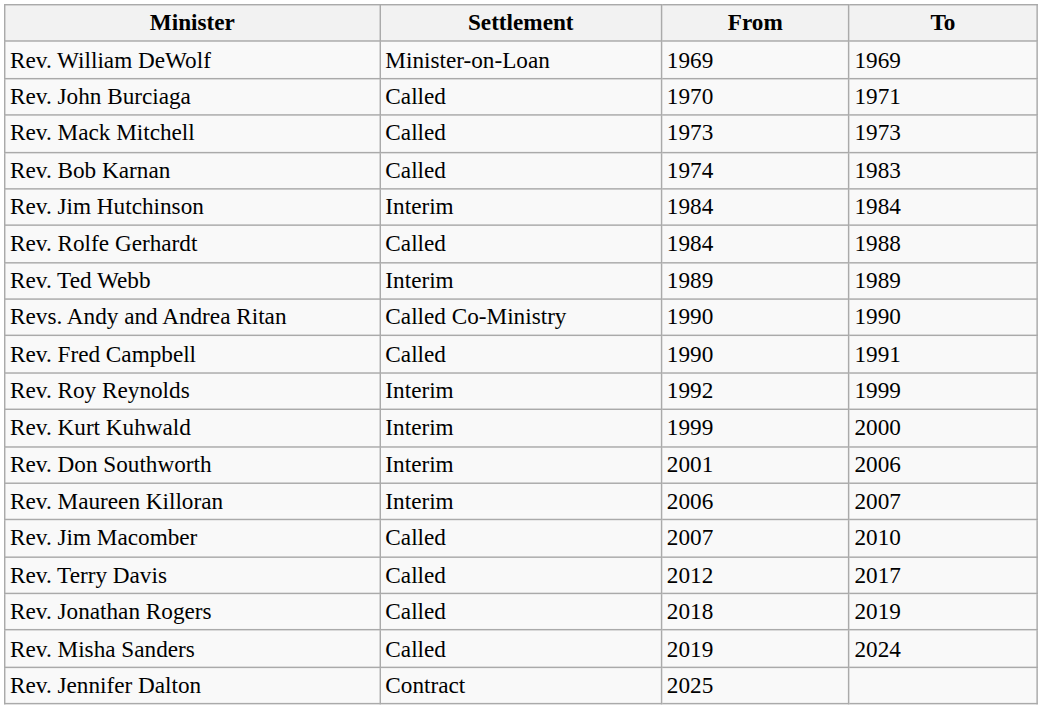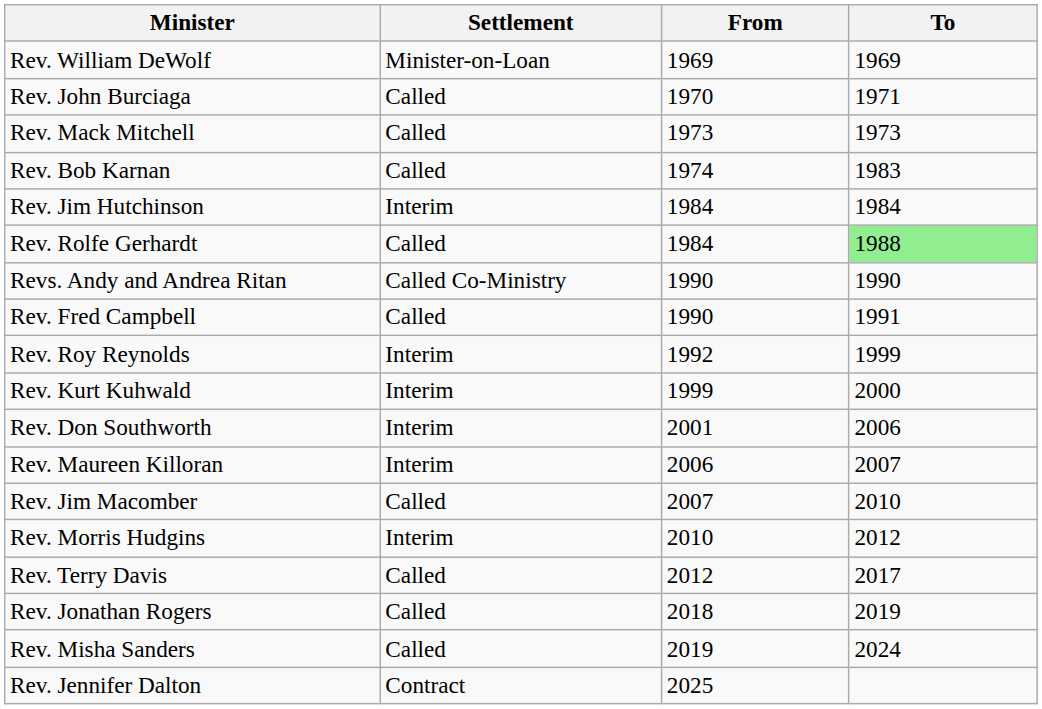(878, 243) no background -> (878, 243) lightgreen background
- row: (80, 280)
+ row: (108, 538)
